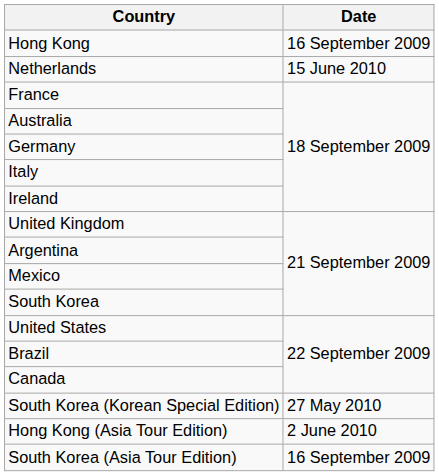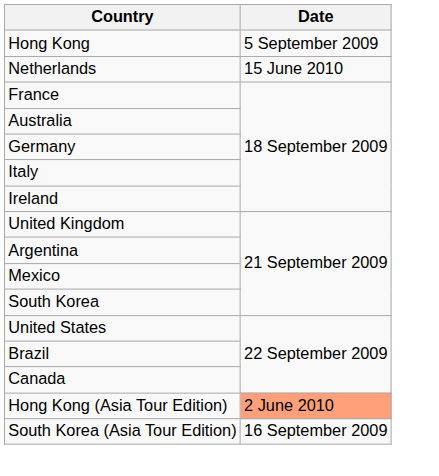(359, 43) 16 September 2009 -> (311, 43) 5 September 2009
- row: (144, 405)
(332, 431) no background -> (289, 405) lightsalmon background
